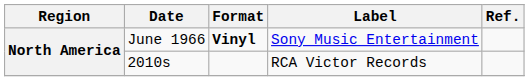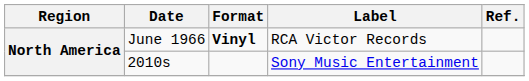(375, 40) Sony Music Entertainment -> (349, 40) RCA Victor Records
(349, 63) RCA Victor Records -> (375, 63) Sony Music Entertainment
